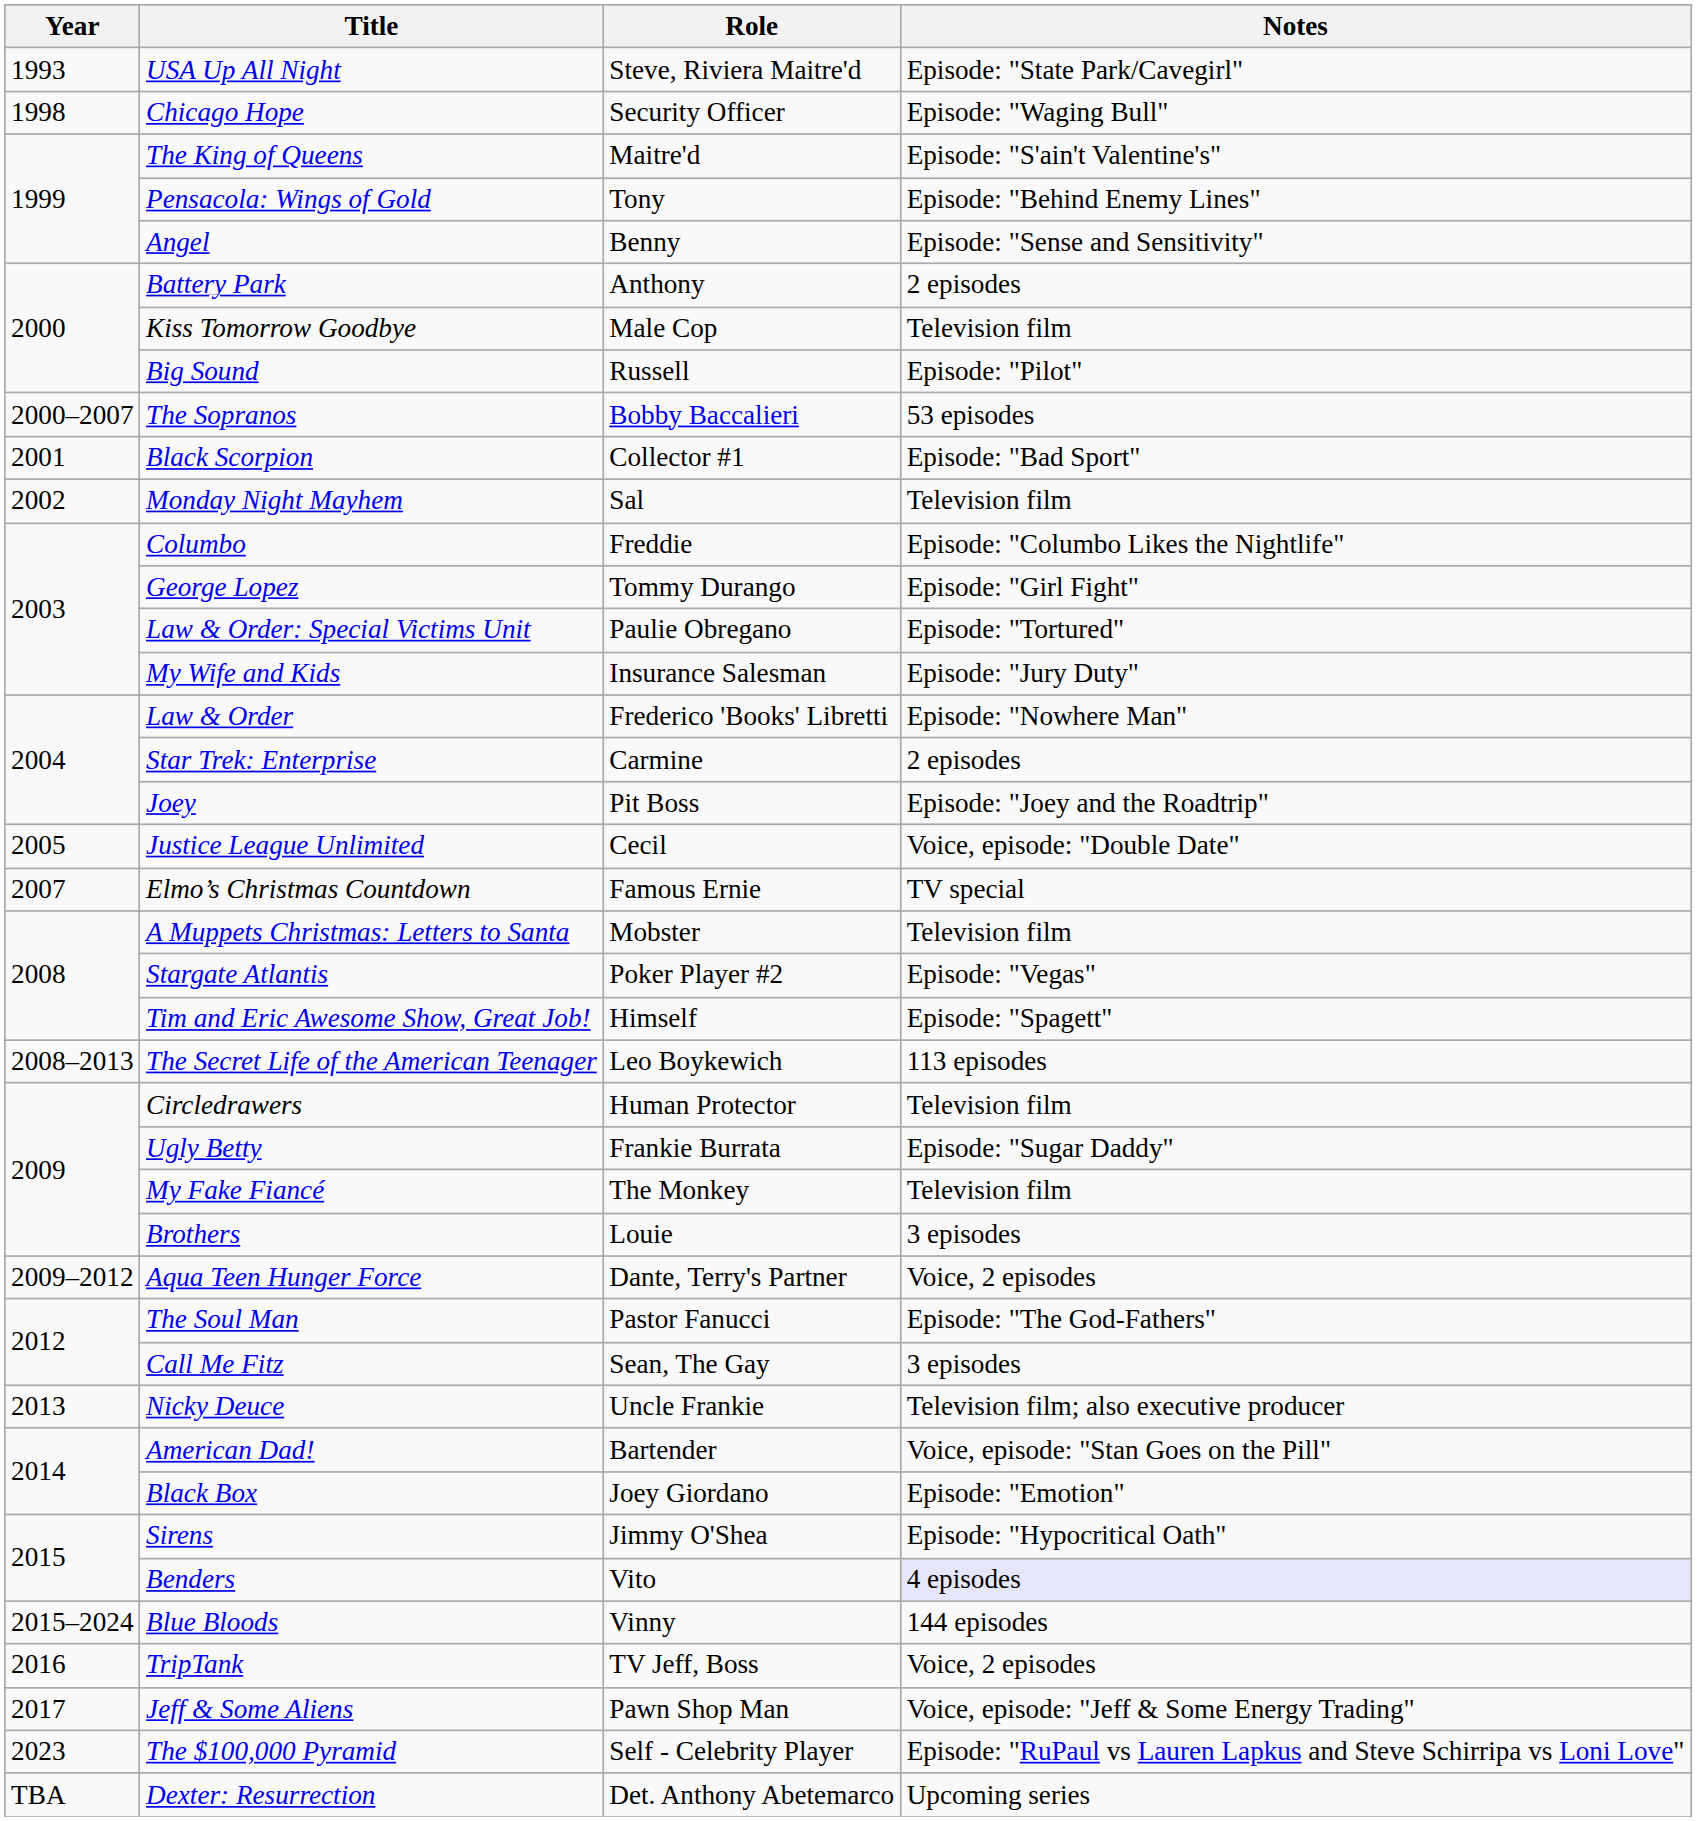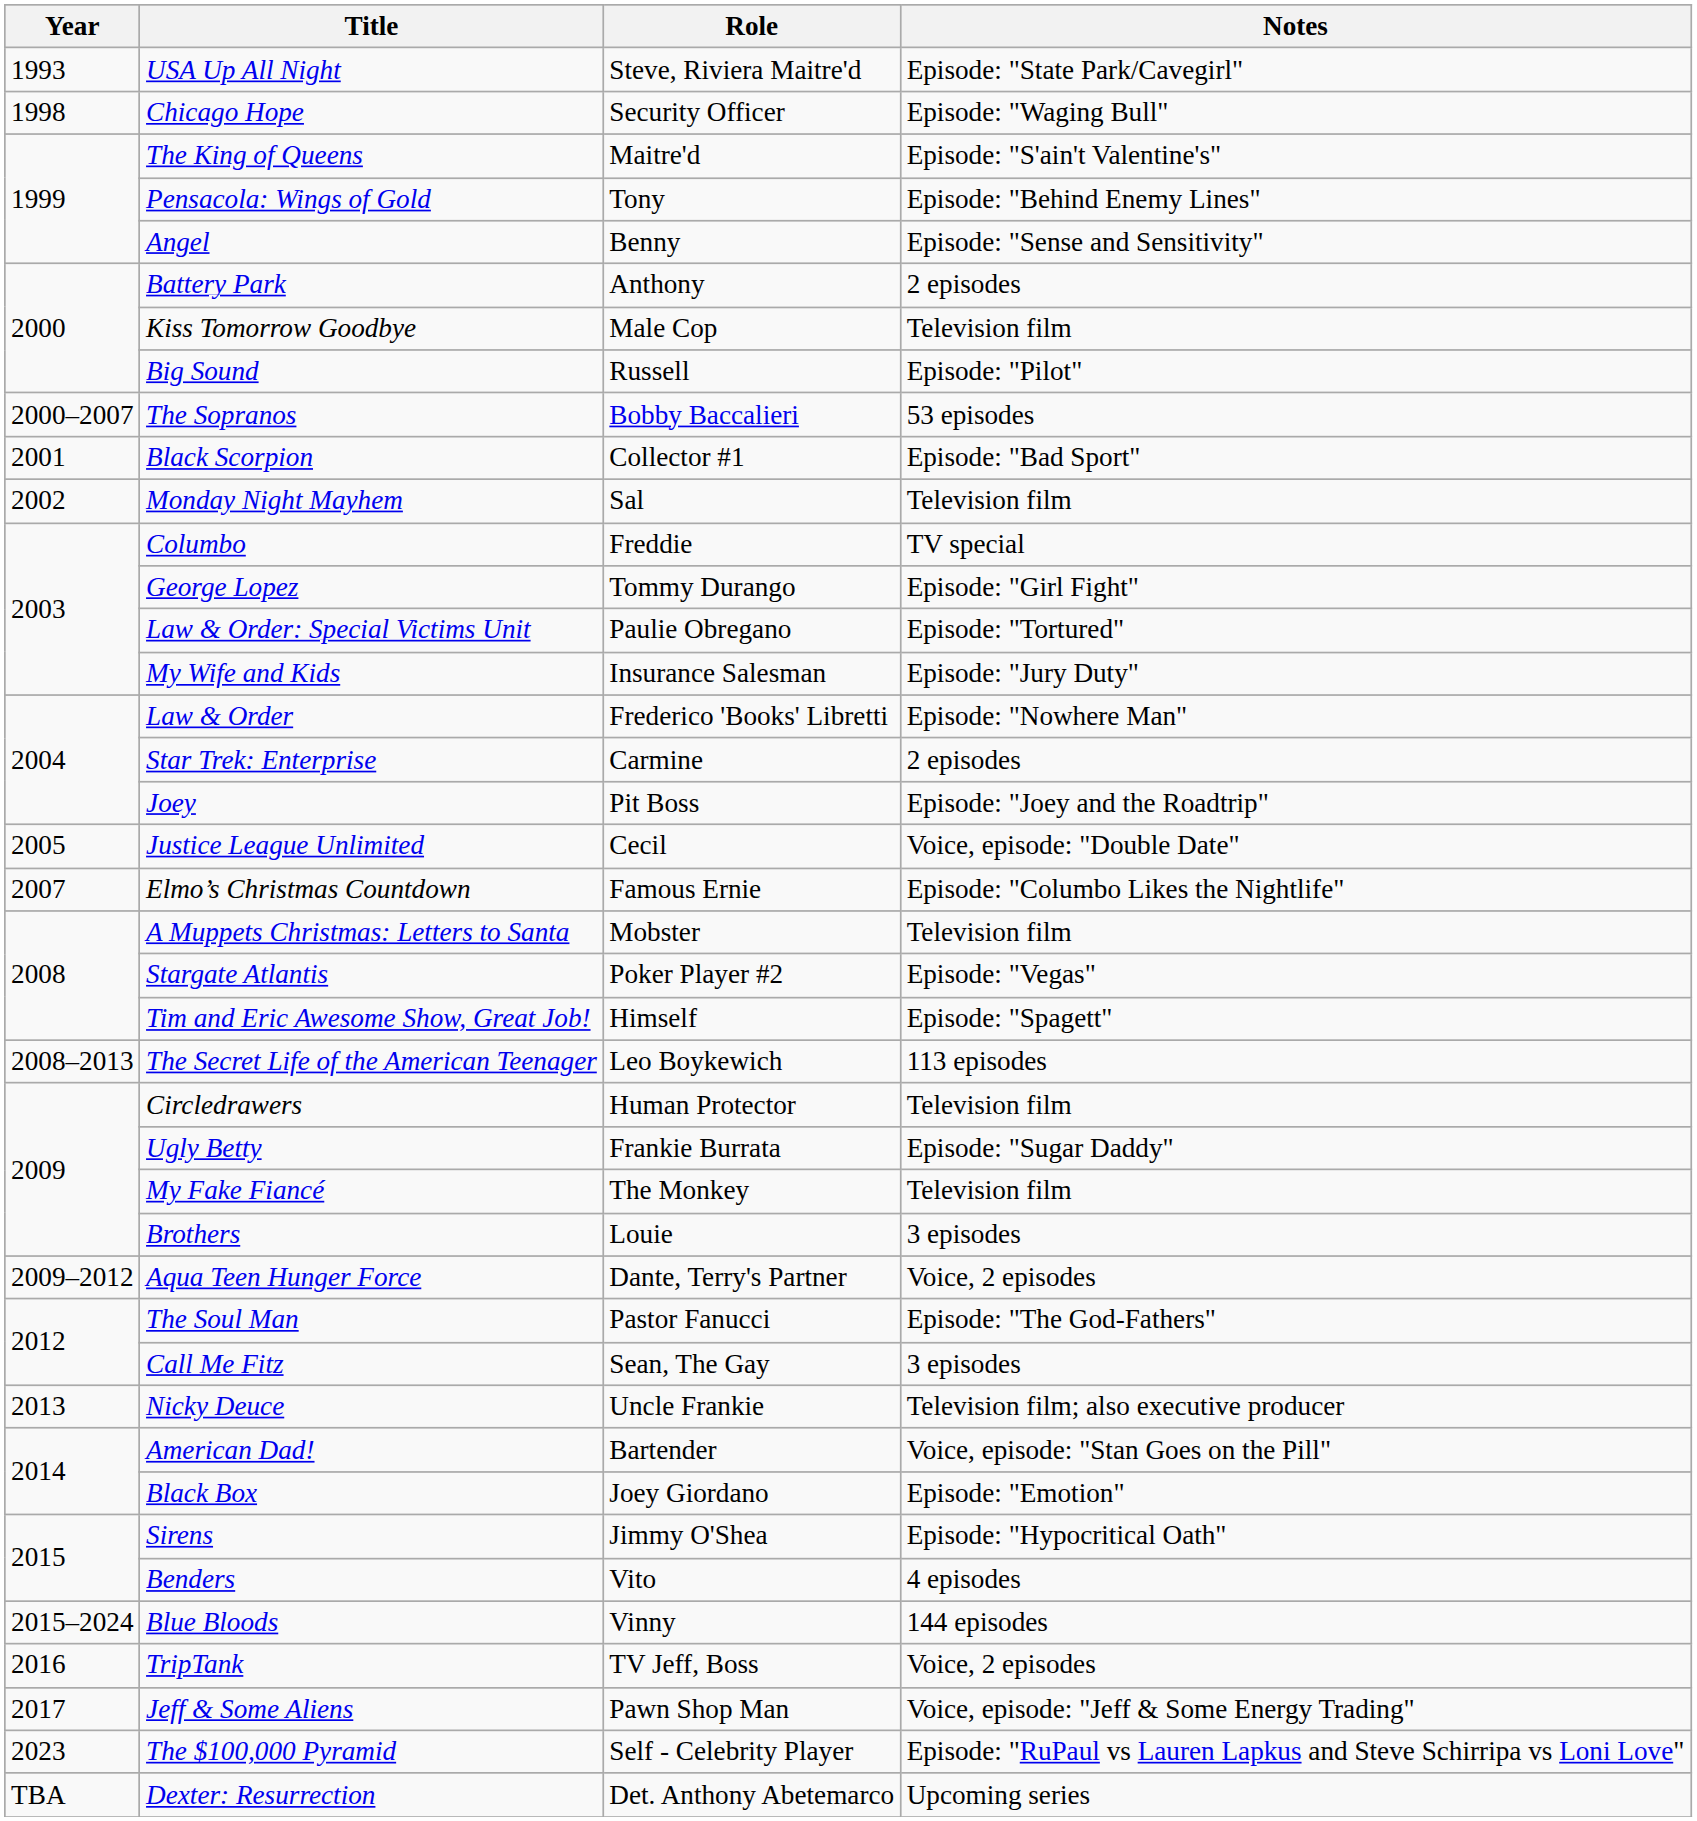(1126, 543) Episode: "Columbo Likes the Nightlife" -> (966, 543) TV special
(966, 888) TV special -> (1126, 888) Episode: "Columbo Likes the Nightlife"
(964, 1579) lavender background -> (964, 1579) no background
